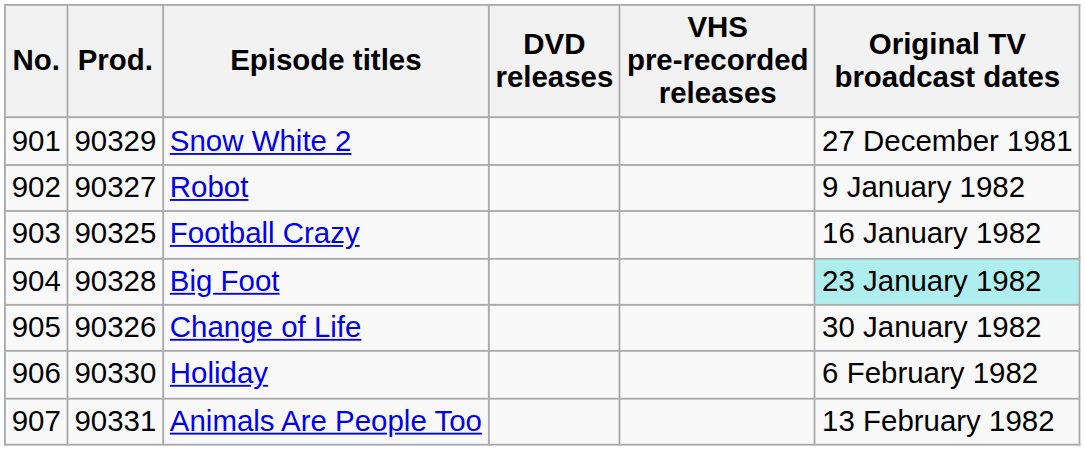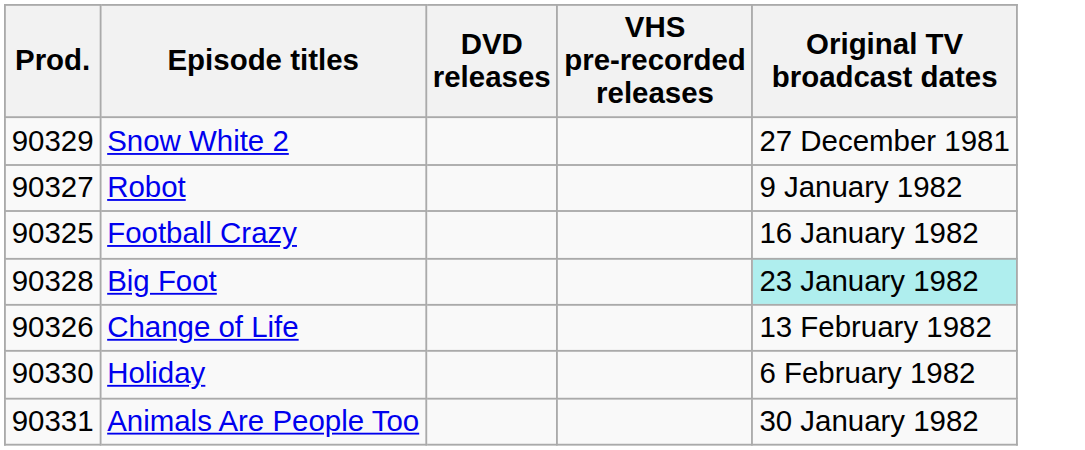- column: (36, 60)
(932, 327) 30 January 1982 -> (876, 327) 13 February 1982
(938, 420) 13 February 1982 -> (869, 420) 30 January 1982
